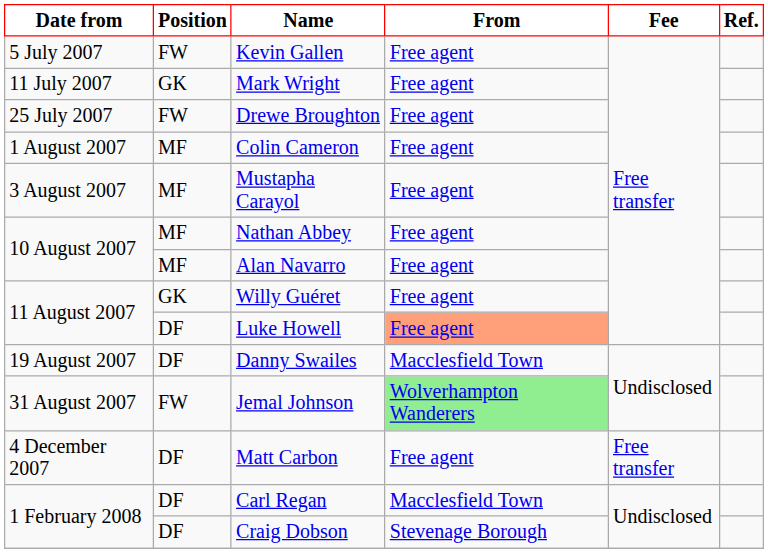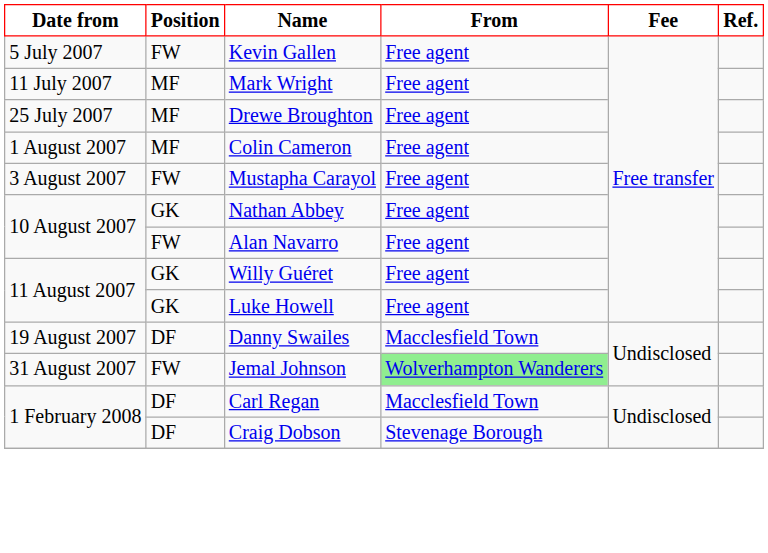(172, 83) GK -> (165, 83) MF
(173, 115) FW -> (165, 115) MF
(172, 190) MF -> (166, 178) FW
(172, 233) MF -> (165, 210) GK
(172, 264) MF -> (166, 242) FW
(171, 328) DF -> (165, 305) GK
(432, 328) lightsalmon background -> (427, 305) no background
- row: (287, 457)
